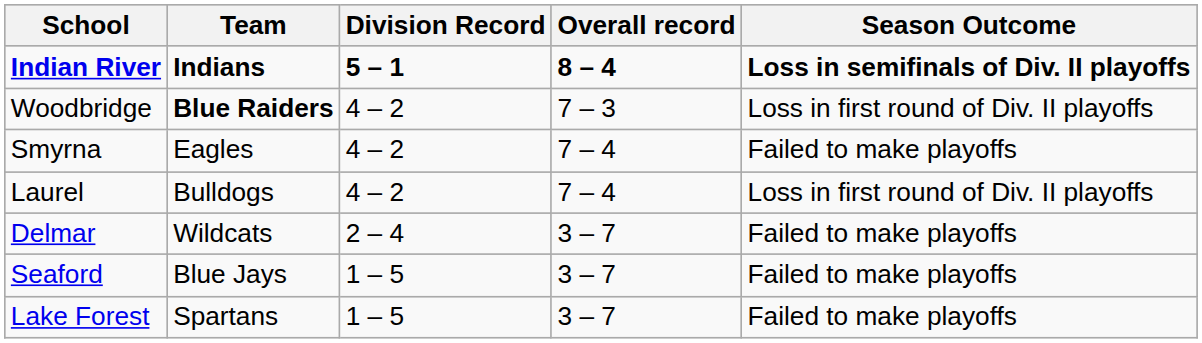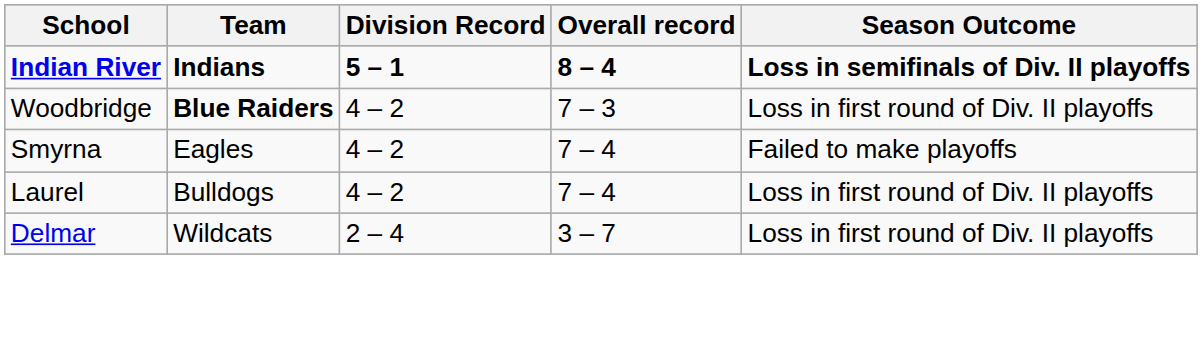(882, 233) Failed to make playoffs -> (951, 233) Loss in first round of Div. II playoffs
- row: (57, 274)
- row: (80, 316)
